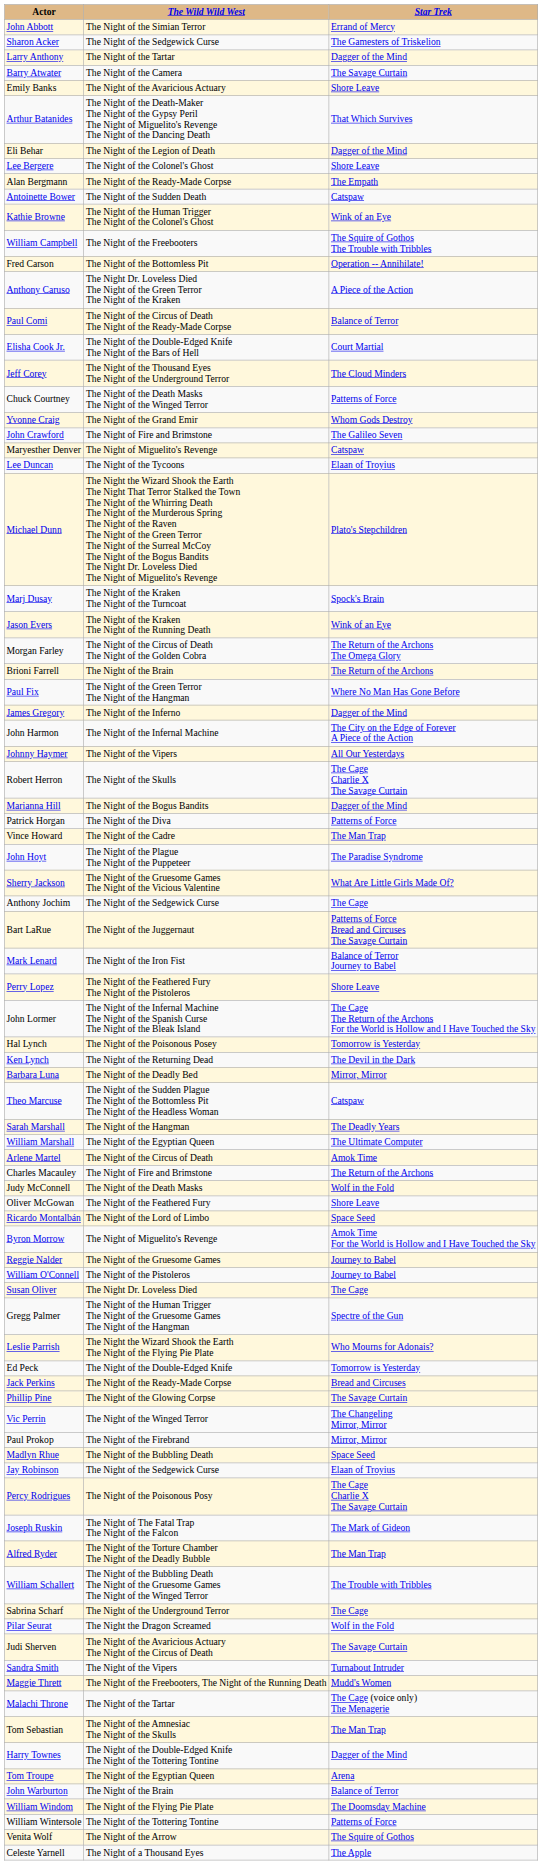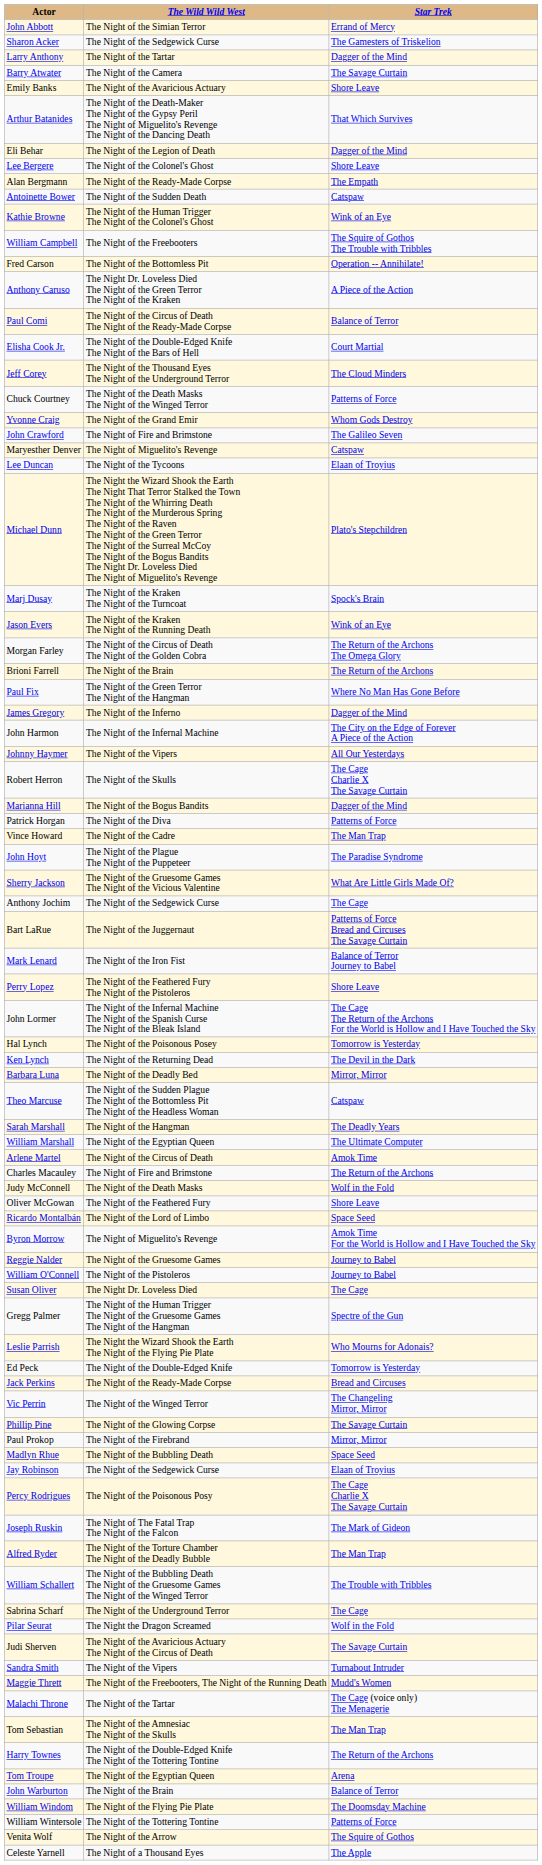rows swapped: (26, 1419) <-> (29, 1398)
(369, 1755) Dagger of the Mind -> (382, 1755) The Return of the Archons
